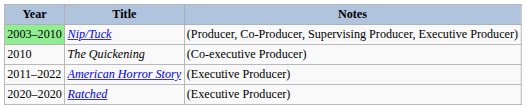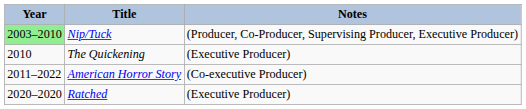(247, 54) (Co-executive Producer) -> (239, 54) (Executive Producer)
(239, 74) (Executive Producer) -> (247, 74) (Co-executive Producer)
